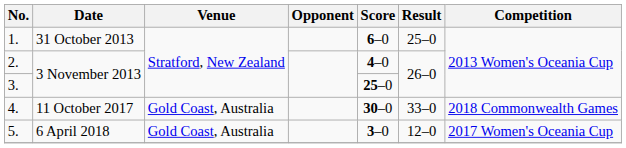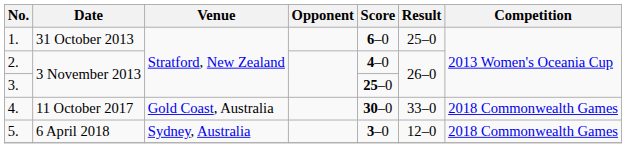(211, 131) Gold Coast, Australia -> (199, 131) Sydney, Australia
(531, 131) 2017 Women's Oceania Cup -> (533, 131) 2018 Commonwealth Games
